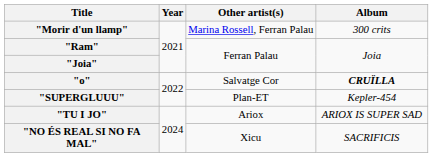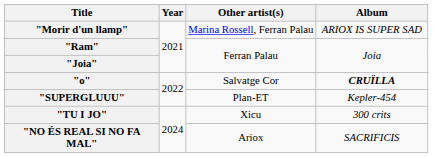(372, 30) 300 crits -> (372, 30) ARIOX IS SUPER SAD
(251, 115) Ariox -> (251, 115) Xicu
(372, 115) ARIOX IS SUPER SAD -> (372, 115) 300 crits
(251, 138) Xicu -> (251, 138) Ariox
